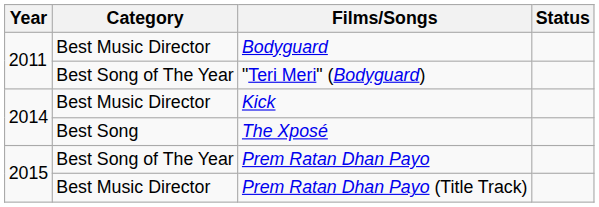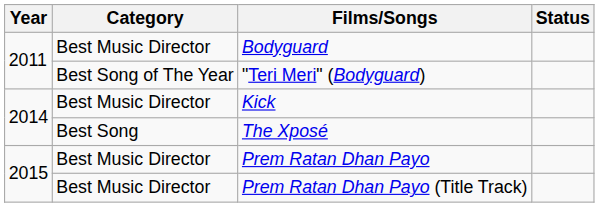(145, 159) Best Song of The Year -> (133, 159) Best Music Director
